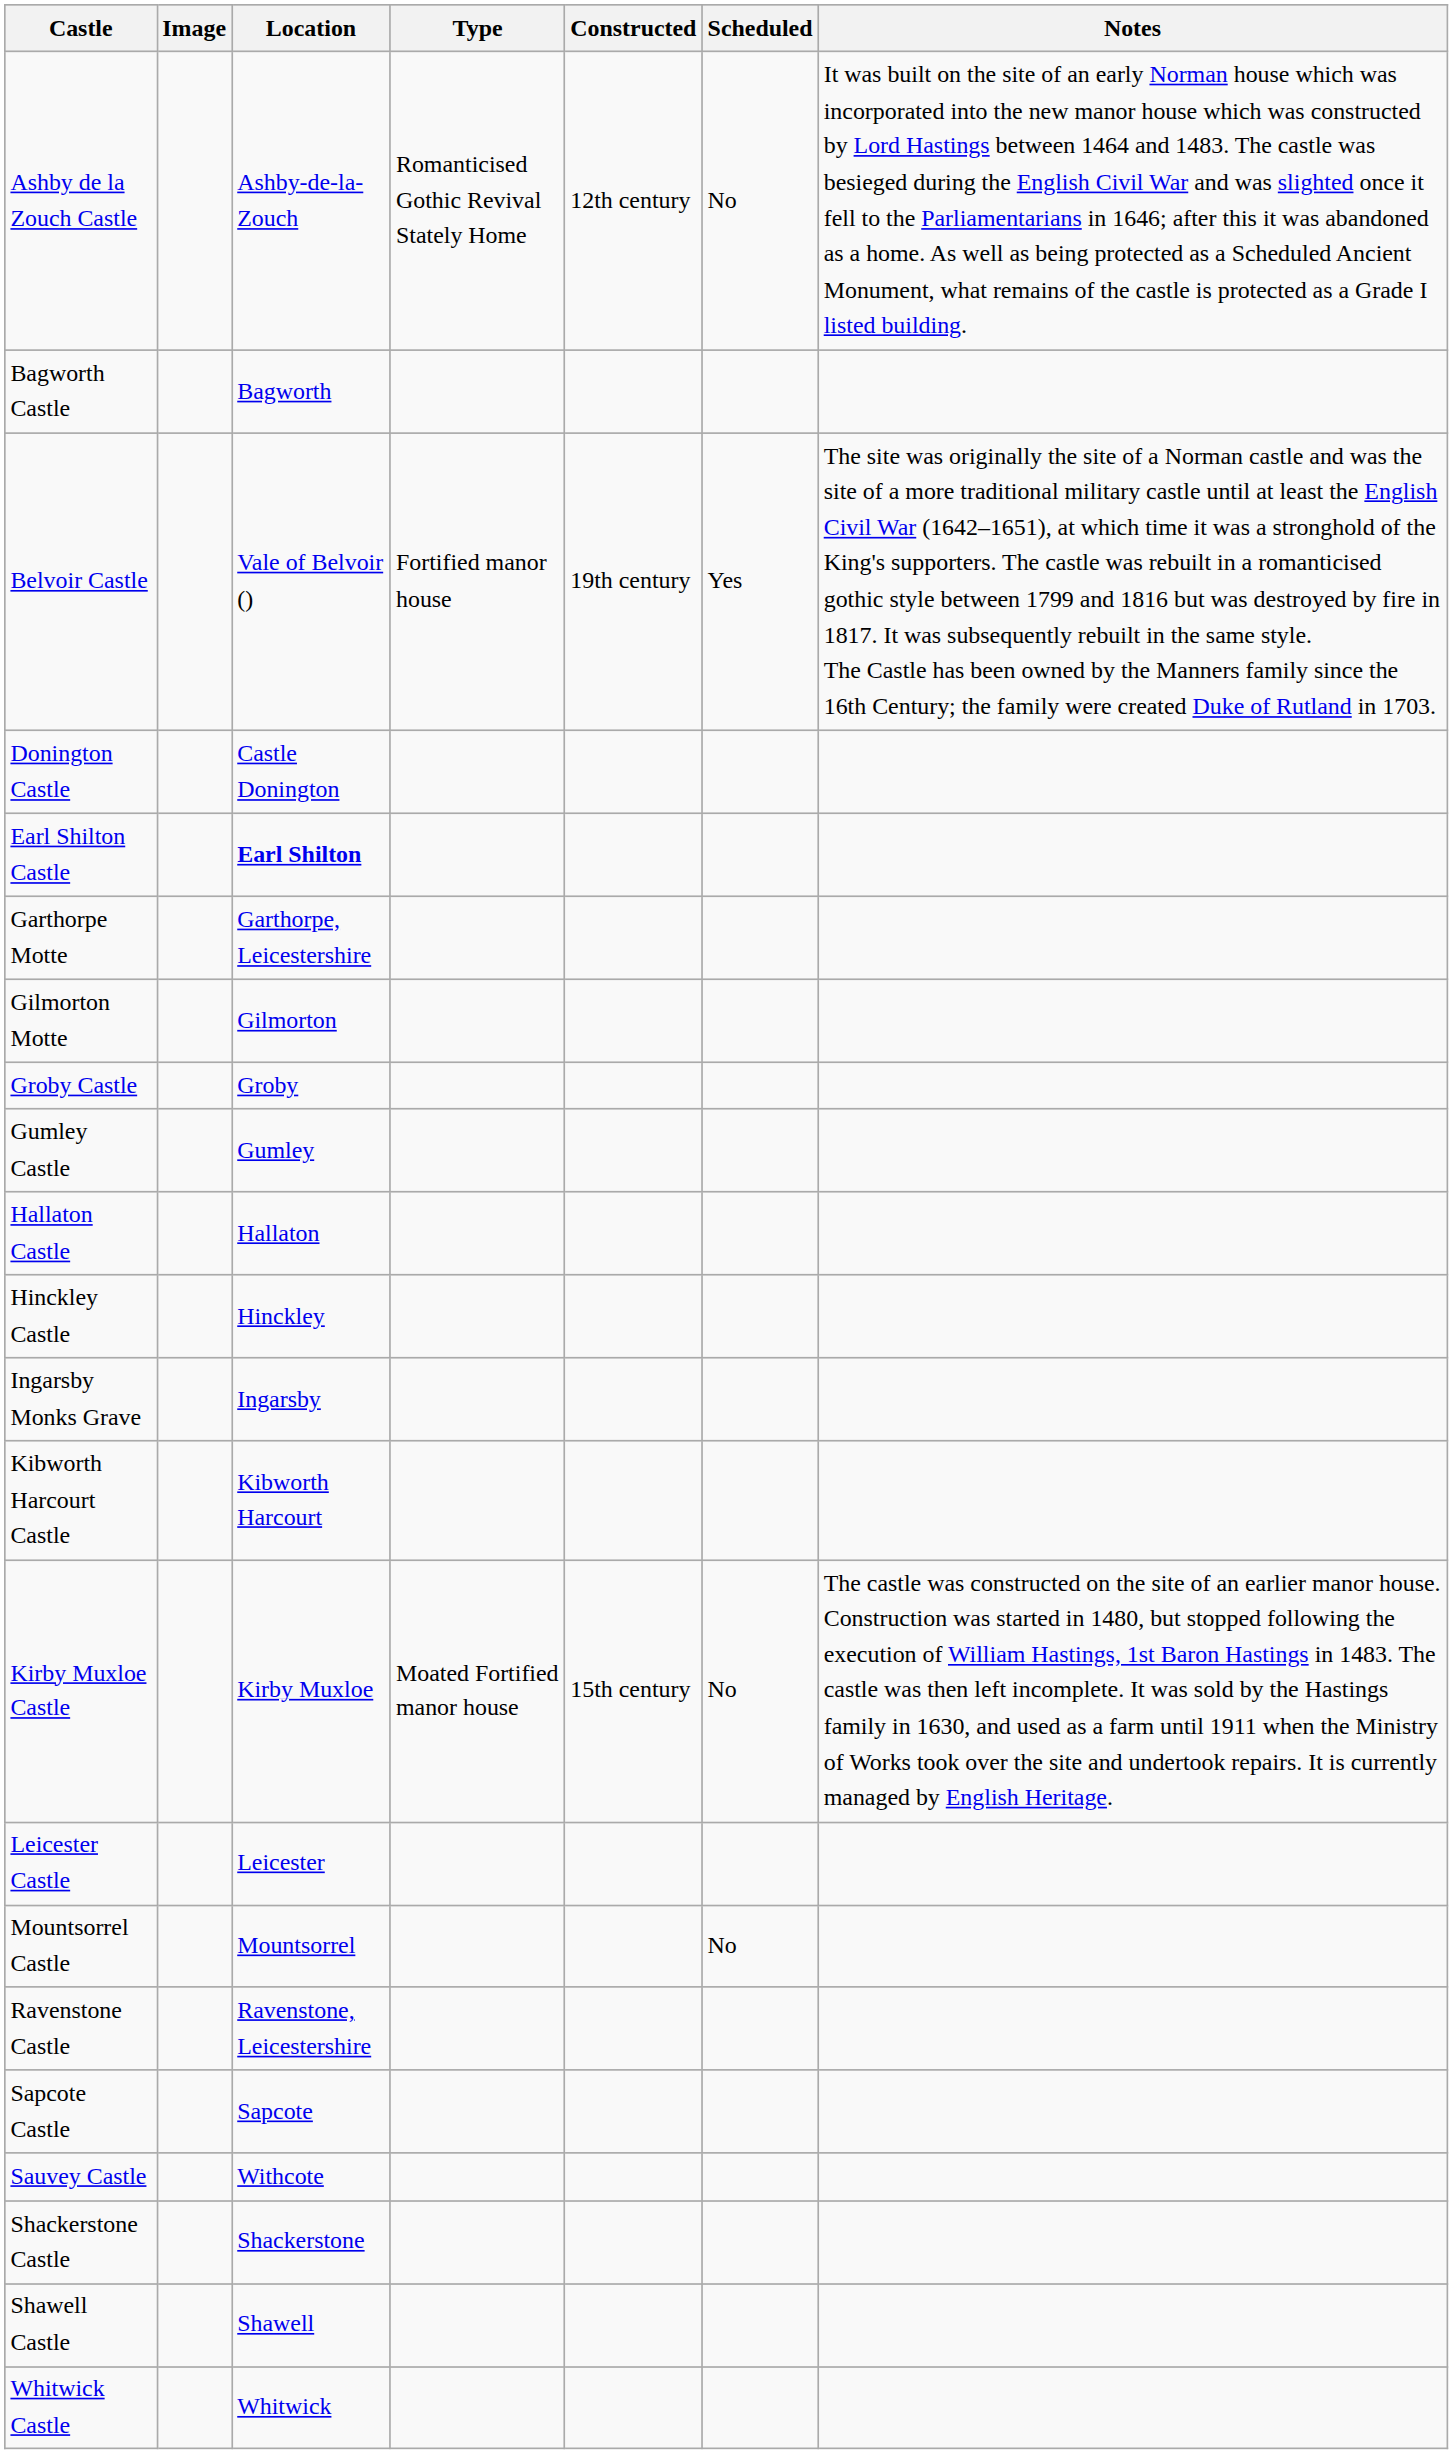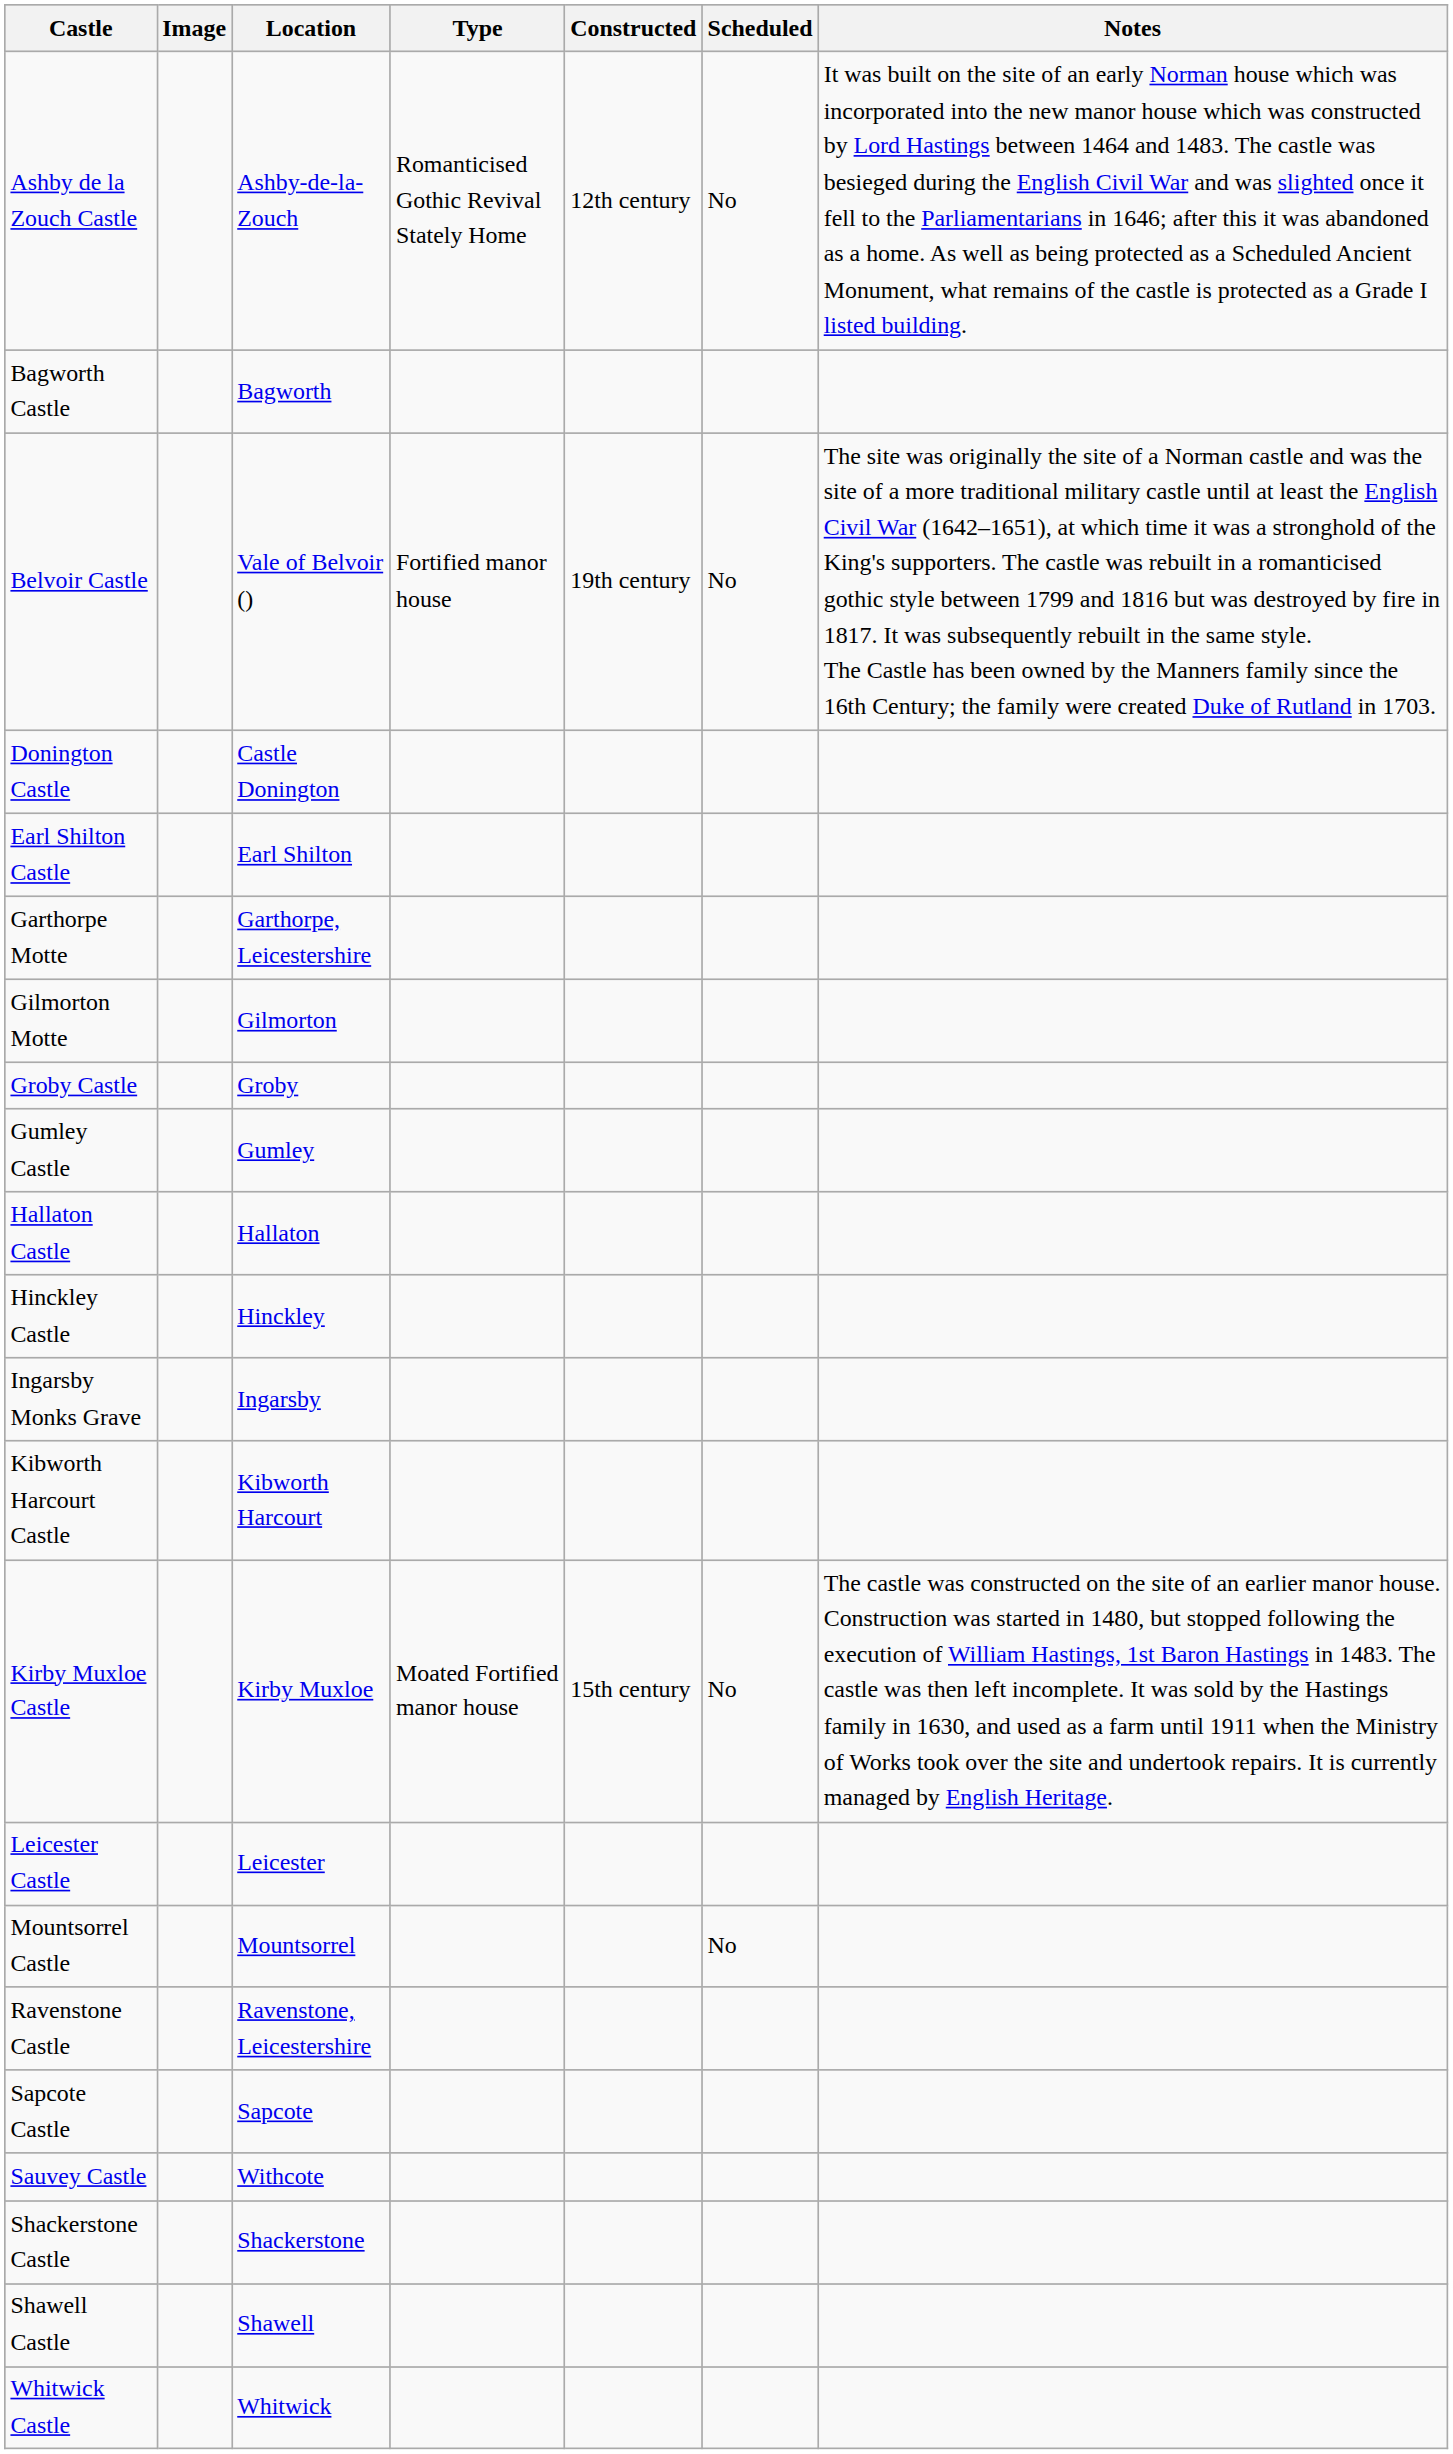(725, 581) Yes -> (722, 581) No
(299, 854) bold -> (295, 854) normal
